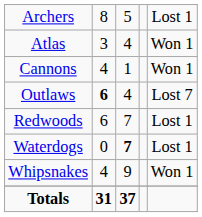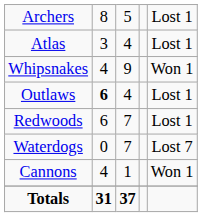(172, 43) Won 1 -> (172, 43) Lost 1
rows swapped: (48, 69) <-> (48, 172)
(172, 95) Lost 7 -> (172, 95) Lost 1
(128, 146) bold -> (128, 146) normal
(172, 146) Lost 1 -> (172, 146) Lost 7
